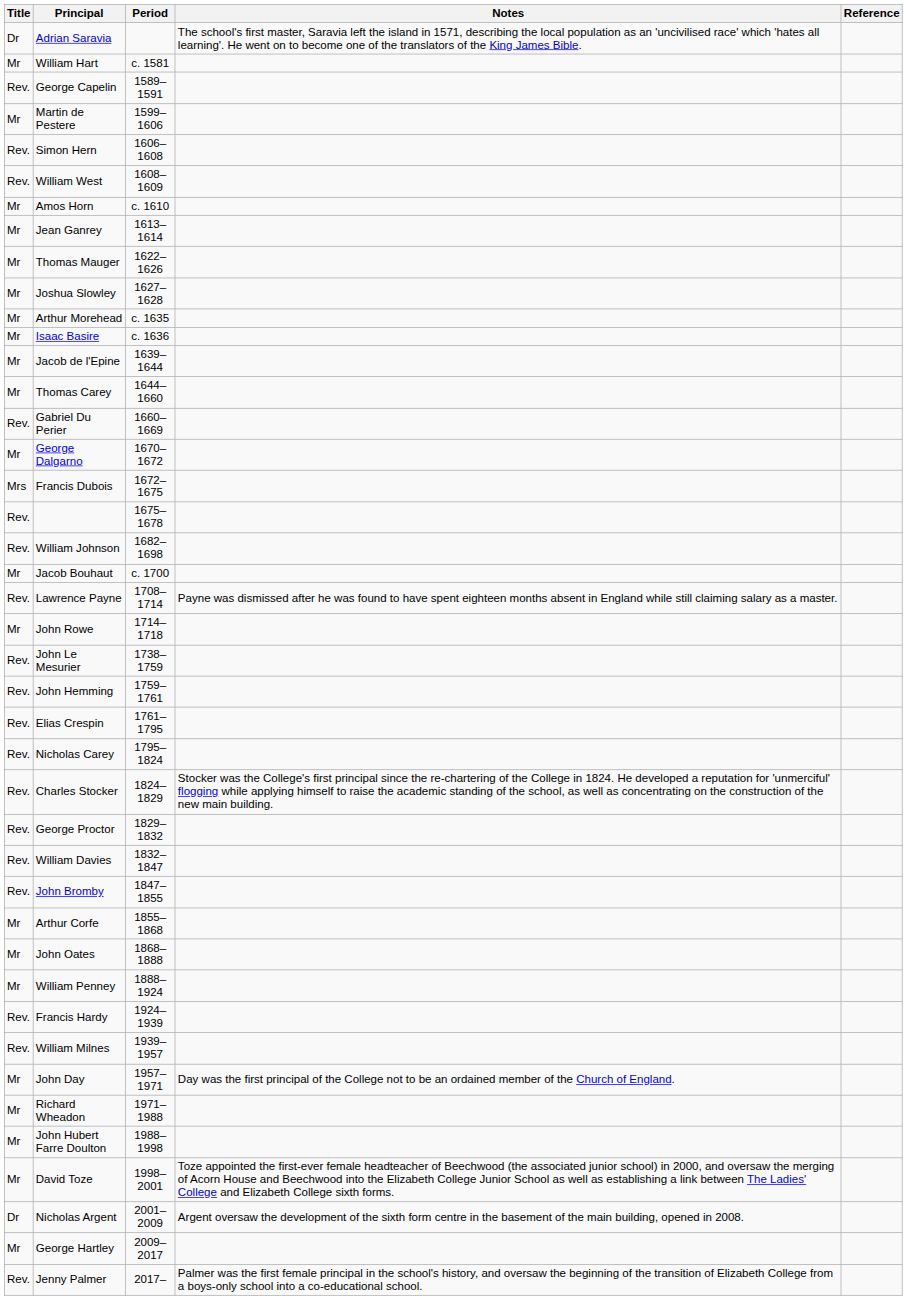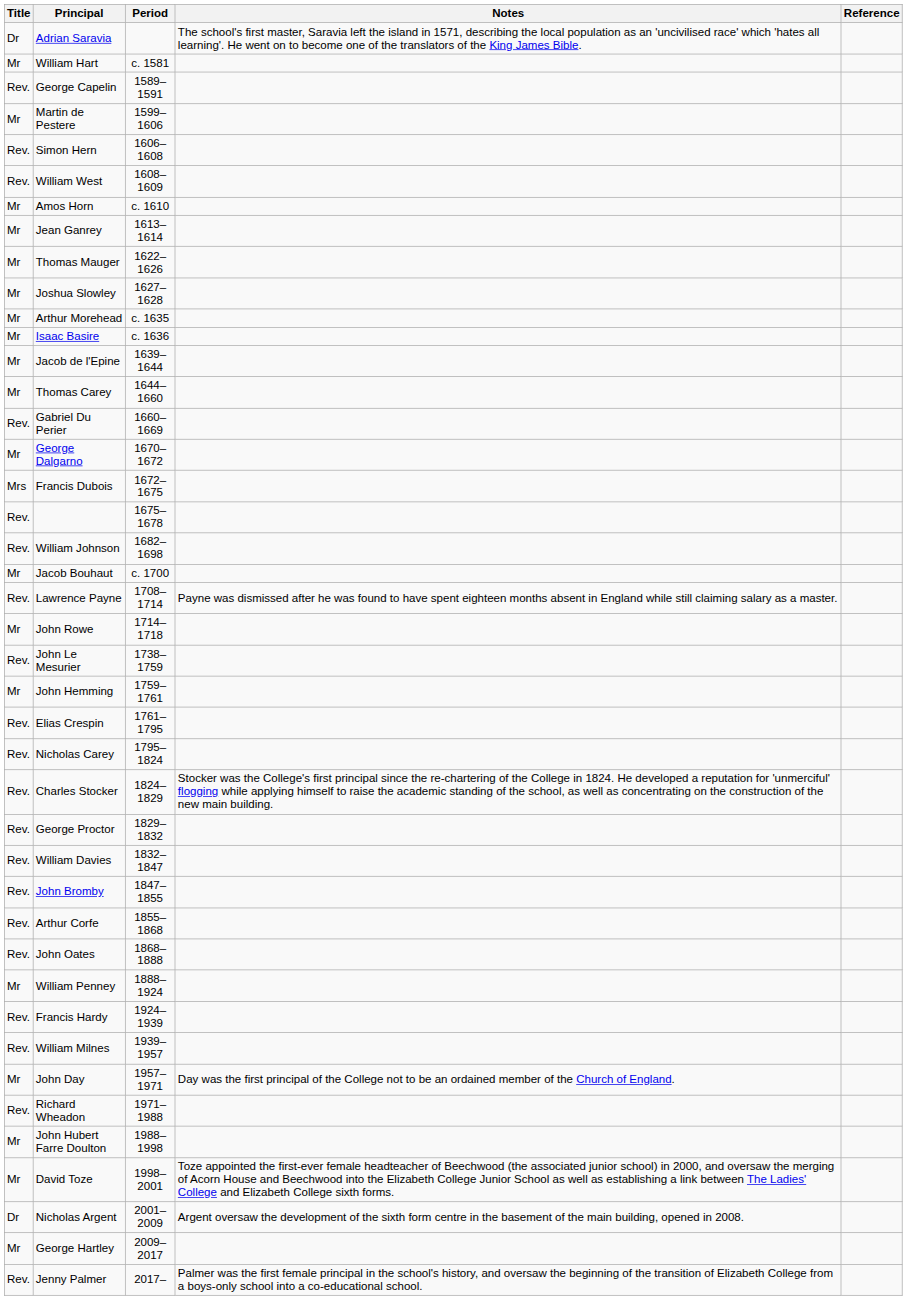(18, 691) Rev. -> (14, 691) Mr
(14, 923) Mr -> (18, 923) Rev.
(14, 954) Mr -> (18, 954) Rev.
(14, 1110) Mr -> (18, 1110) Rev.
